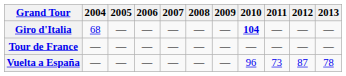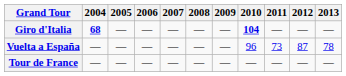(95, 29) normal -> (95, 29) bold
rows swapped: (43, 46) <-> (43, 63)
